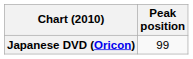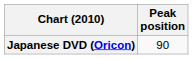(163, 44) 99 -> (163, 44) 90
